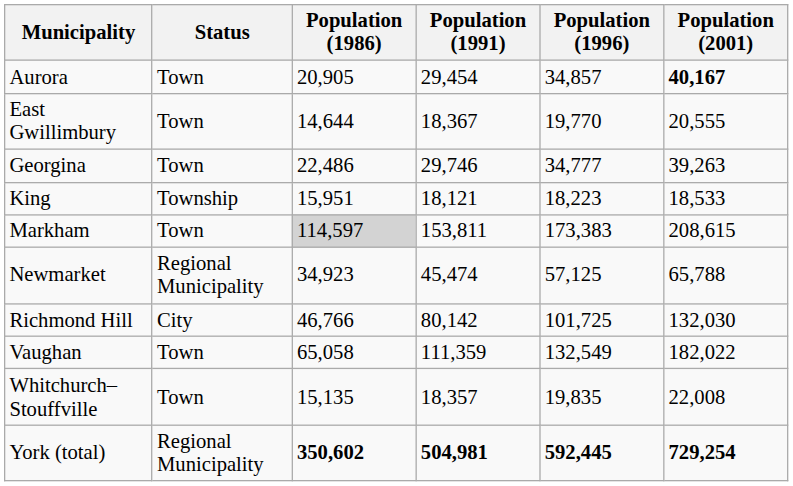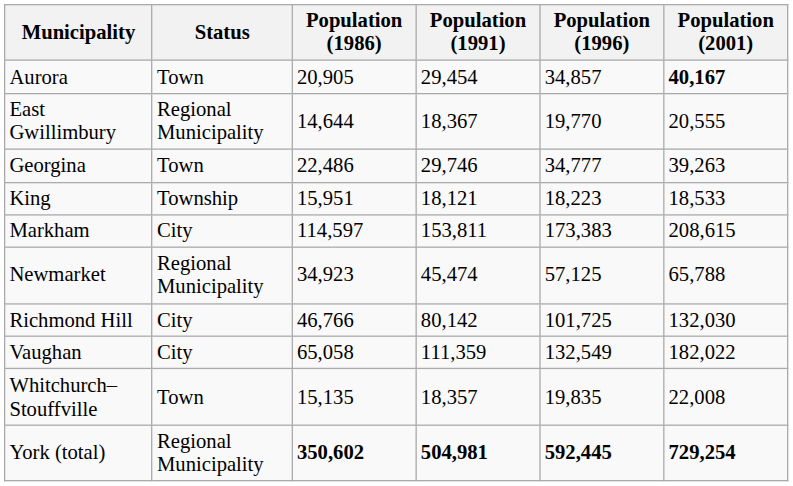(180, 121) Town -> (210, 121) Regional Municipality
(180, 230) Town -> (175, 230) City
(330, 230) lightgrey background -> (330, 230) no background
(180, 352) Town -> (175, 352) City
